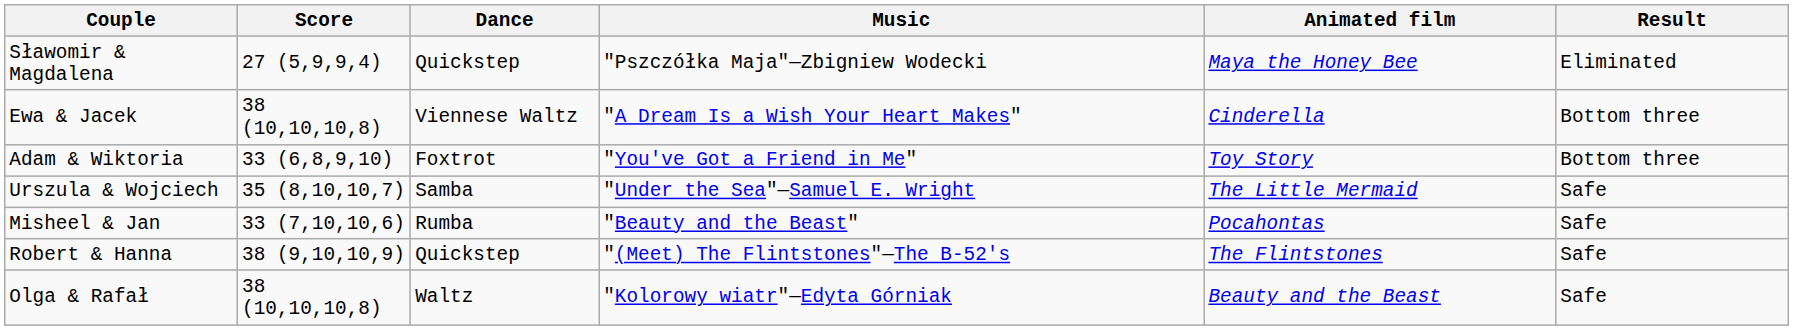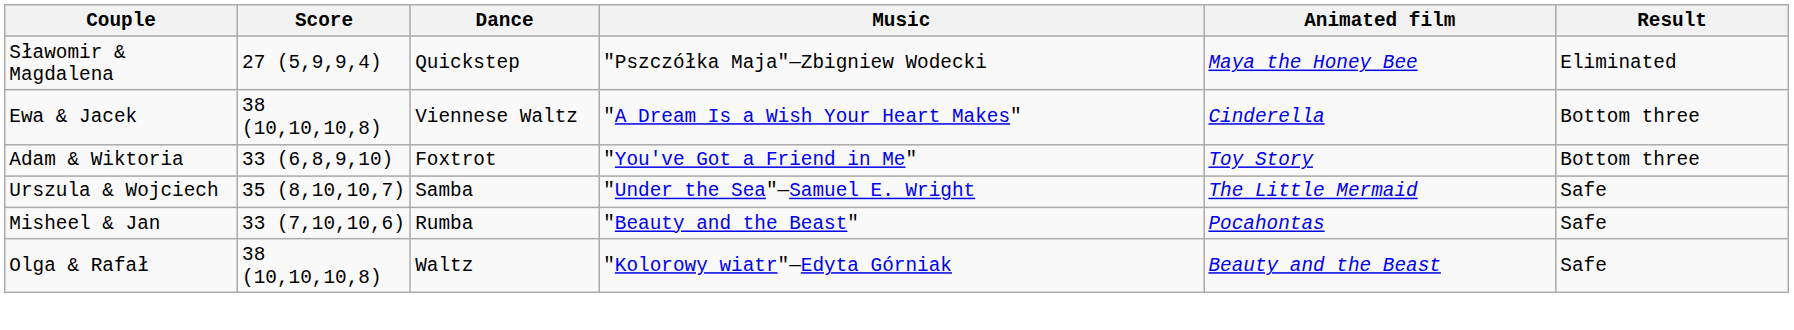- row: (91, 255)
